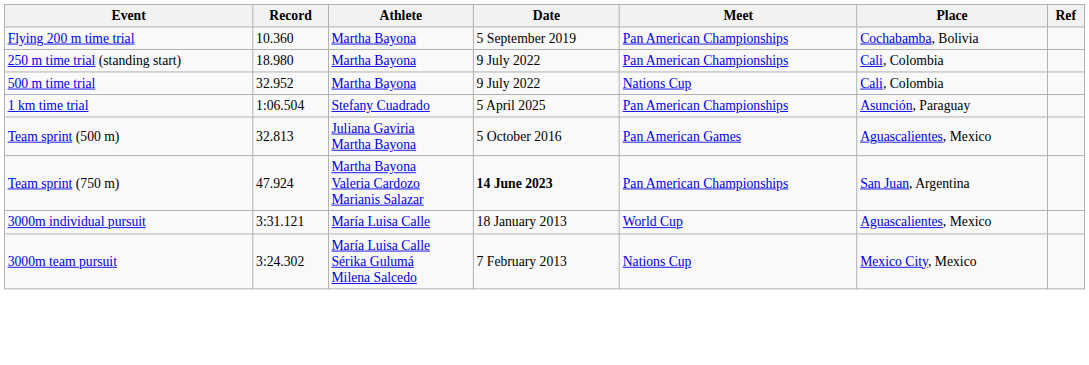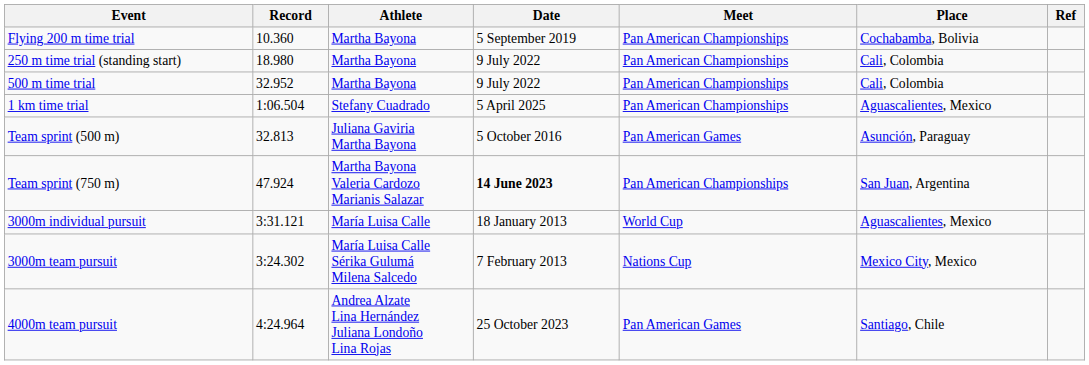(657, 83) Nations Cup -> (705, 83) Pan American Championships
(915, 106) Asunción, Paraguay -> (926, 106) Aguascalientes, Mexico
(926, 136) Aguascalientes, Mexico -> (915, 136) Asunción, Paraguay
+ row: (62, 324)
